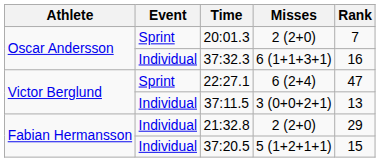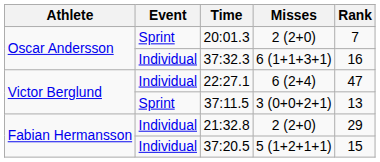(157, 81) Sprint -> (168, 81) Individual
(168, 103) Individual -> (157, 103) Sprint
